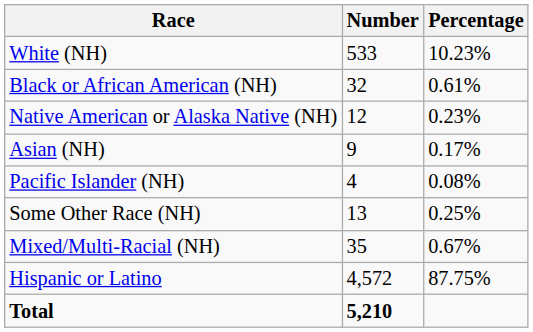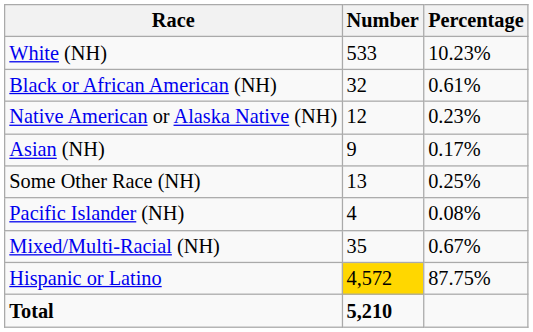rows swapped: (97, 181) <-> (105, 213)
(369, 278) no background -> (369, 278) gold background
